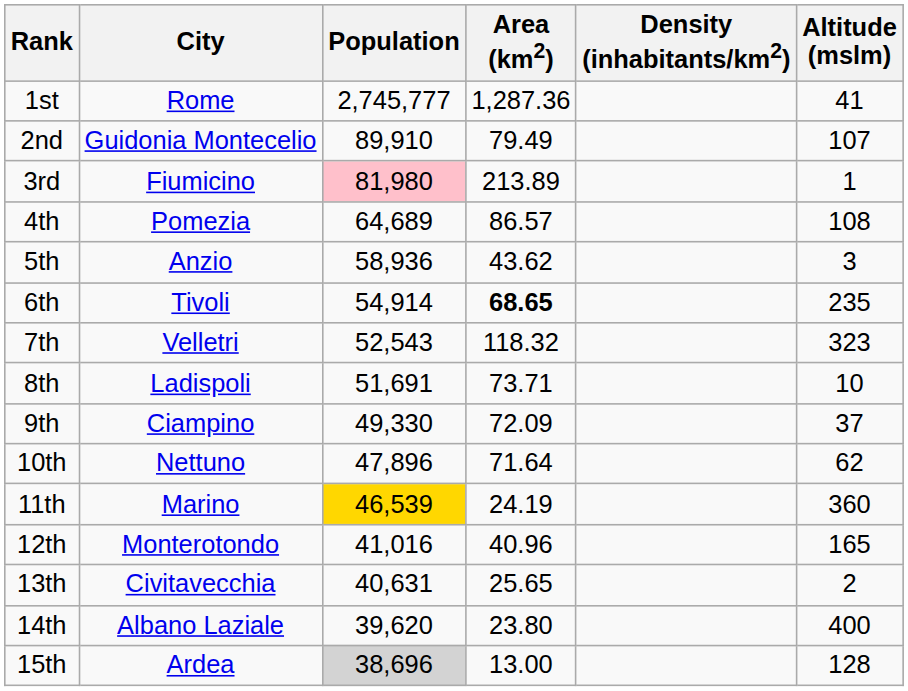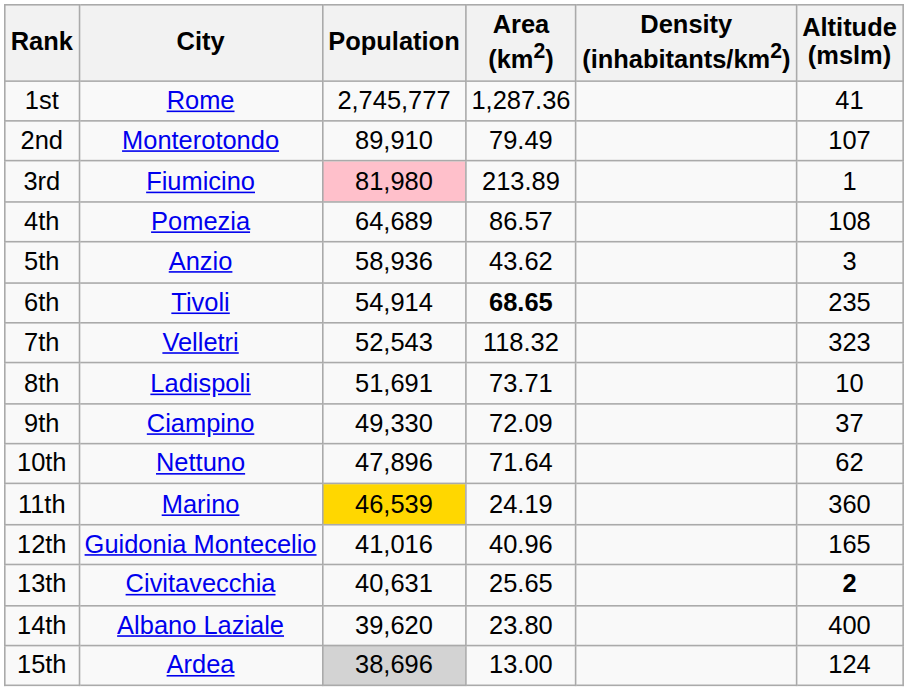(201, 140) Guidonia Montecelio -> (201, 140) Monterotondo
(201, 544) Monterotondo -> (201, 544) Guidonia Montecelio
(849, 584) normal -> (849, 584) bold
(849, 665) 128 -> (849, 665) 124
